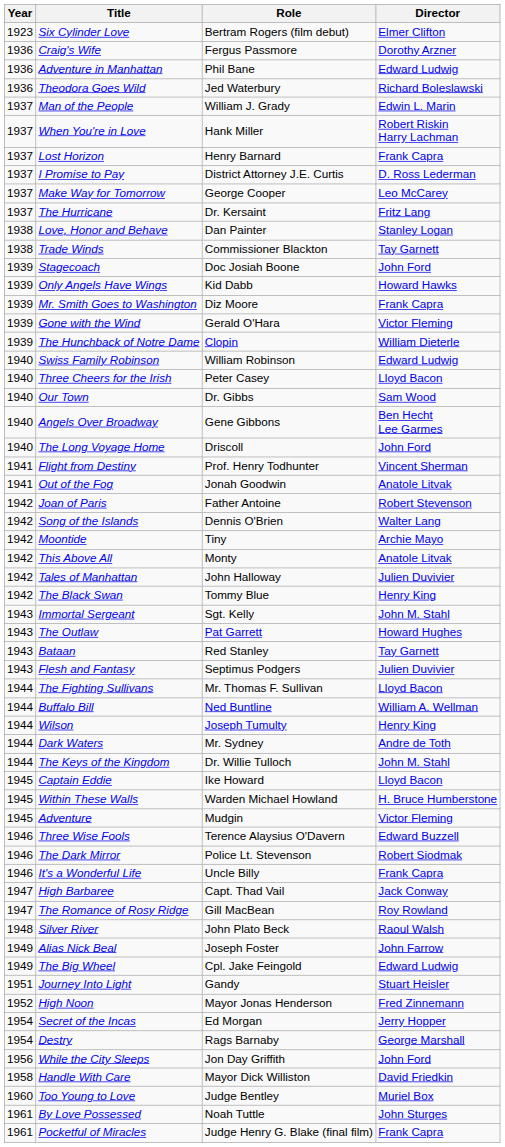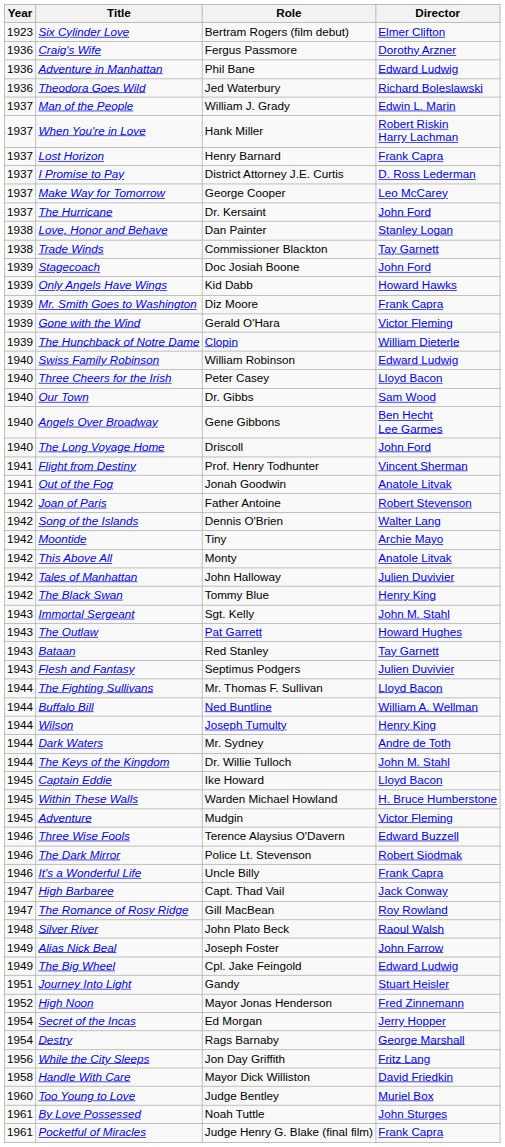(404, 212) Fritz Lang -> (405, 212) John Ford
(405, 1058) John Ford -> (404, 1058) Fritz Lang
